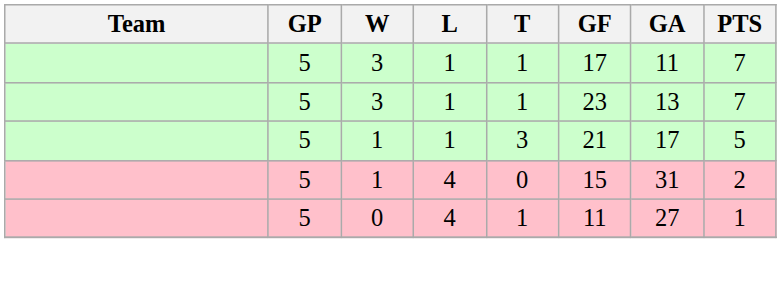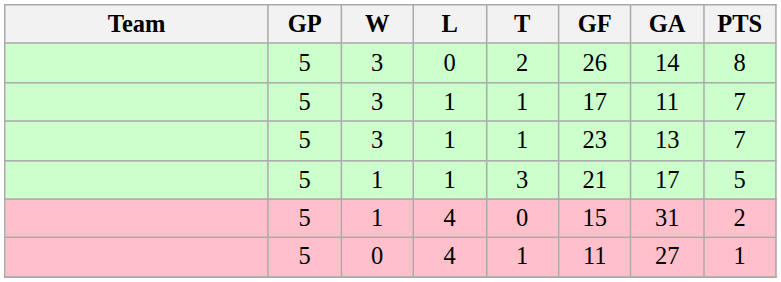+ row: (377, 62)
